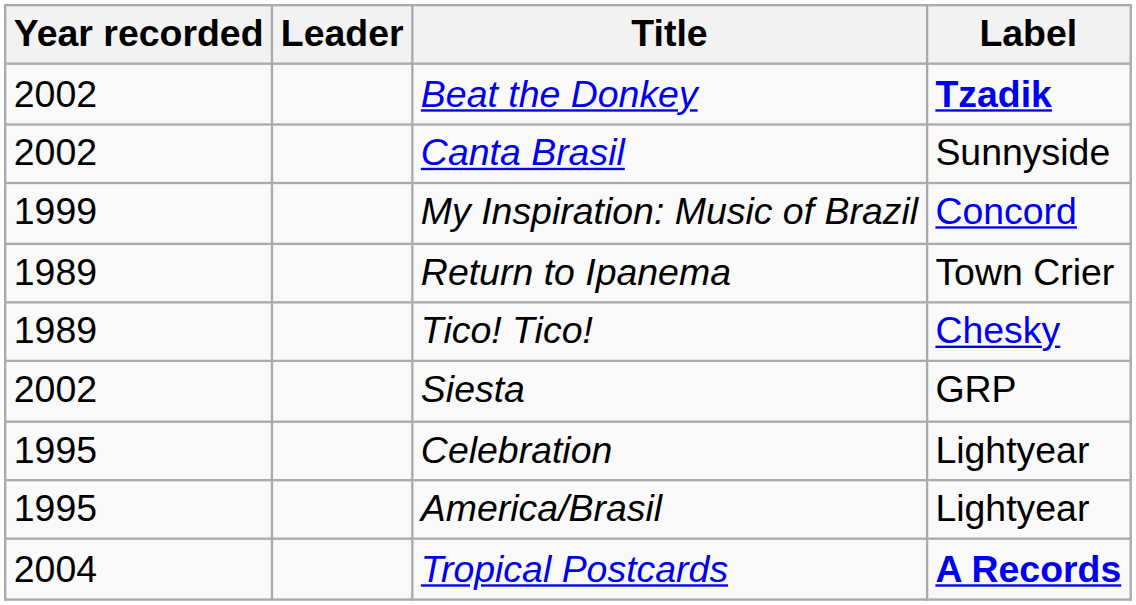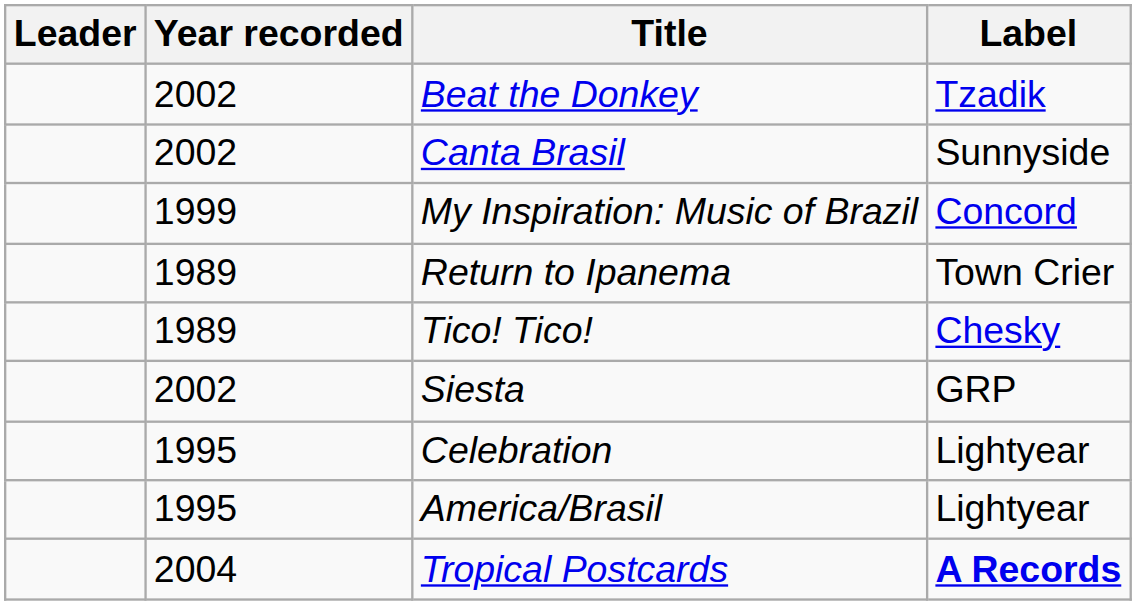columns swapped: (139, 34) <-> (342, 34)
(994, 93) bold -> (991, 93) normal
